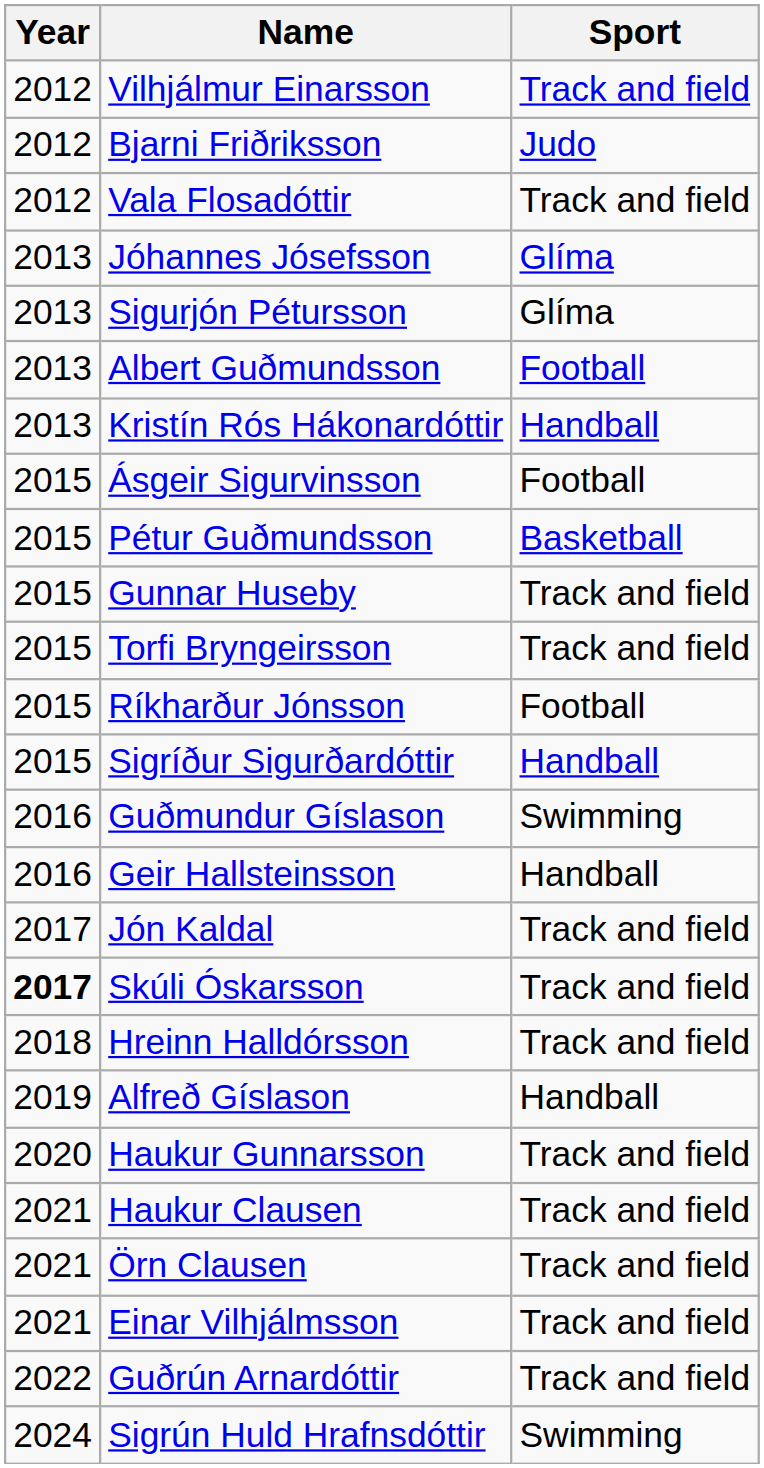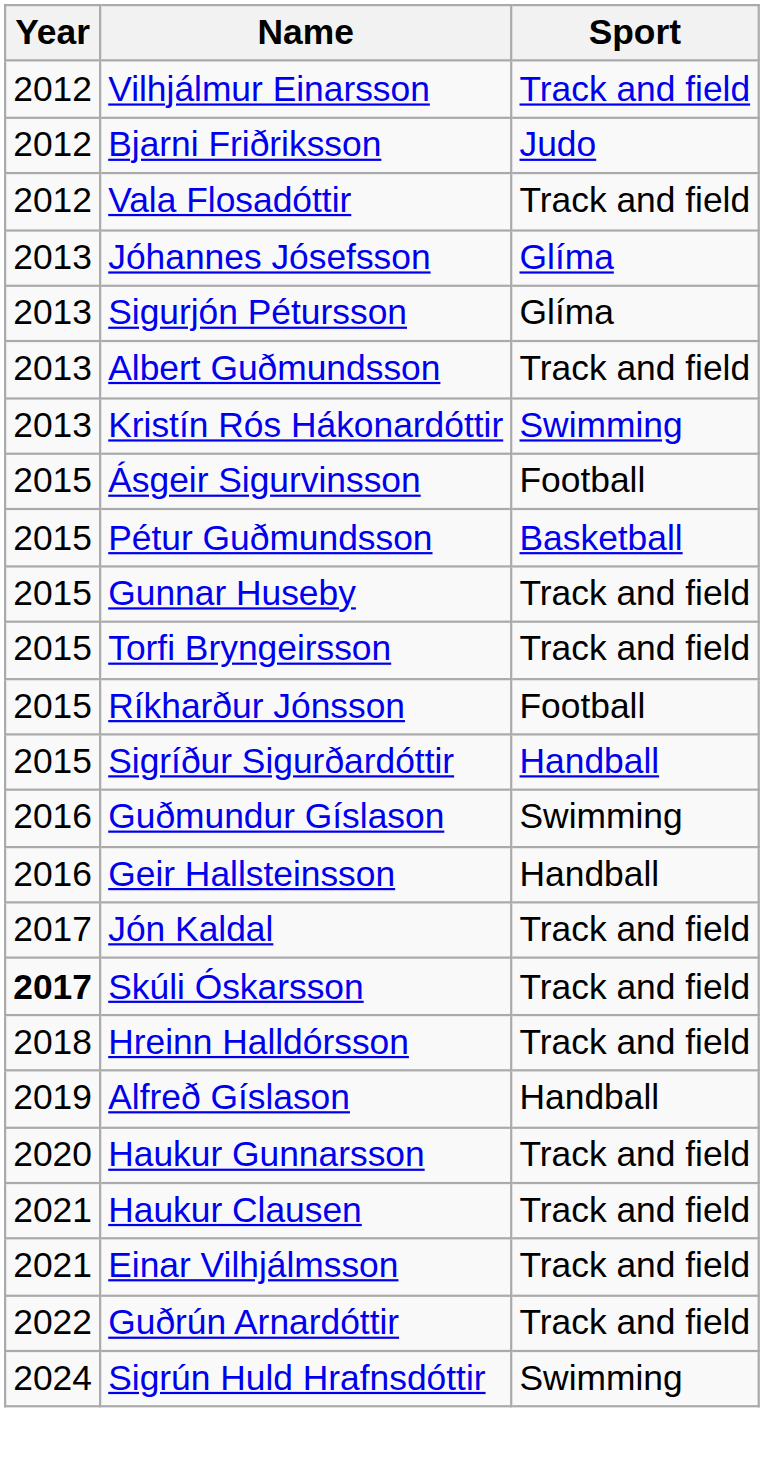(582, 369) Football -> (635, 369) Track and field
(589, 425) Handball -> (601, 425) Swimming
- row: (207, 1266)
